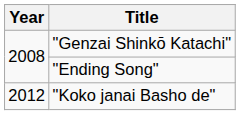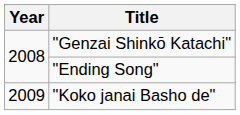(27, 95) 2012 -> (27, 95) 2009
